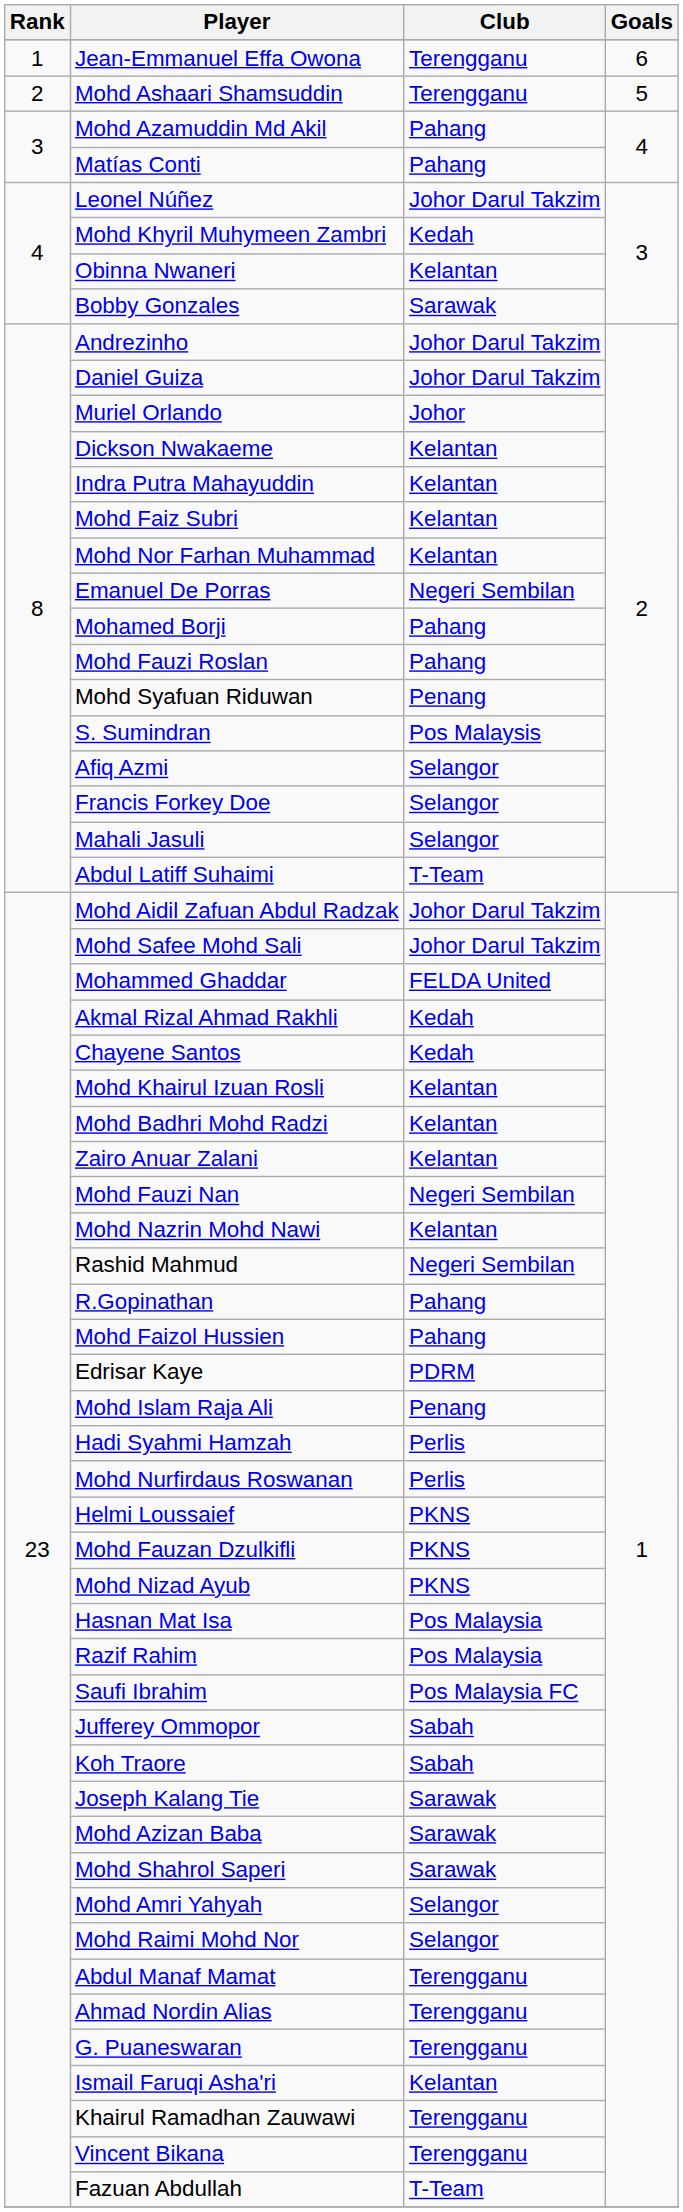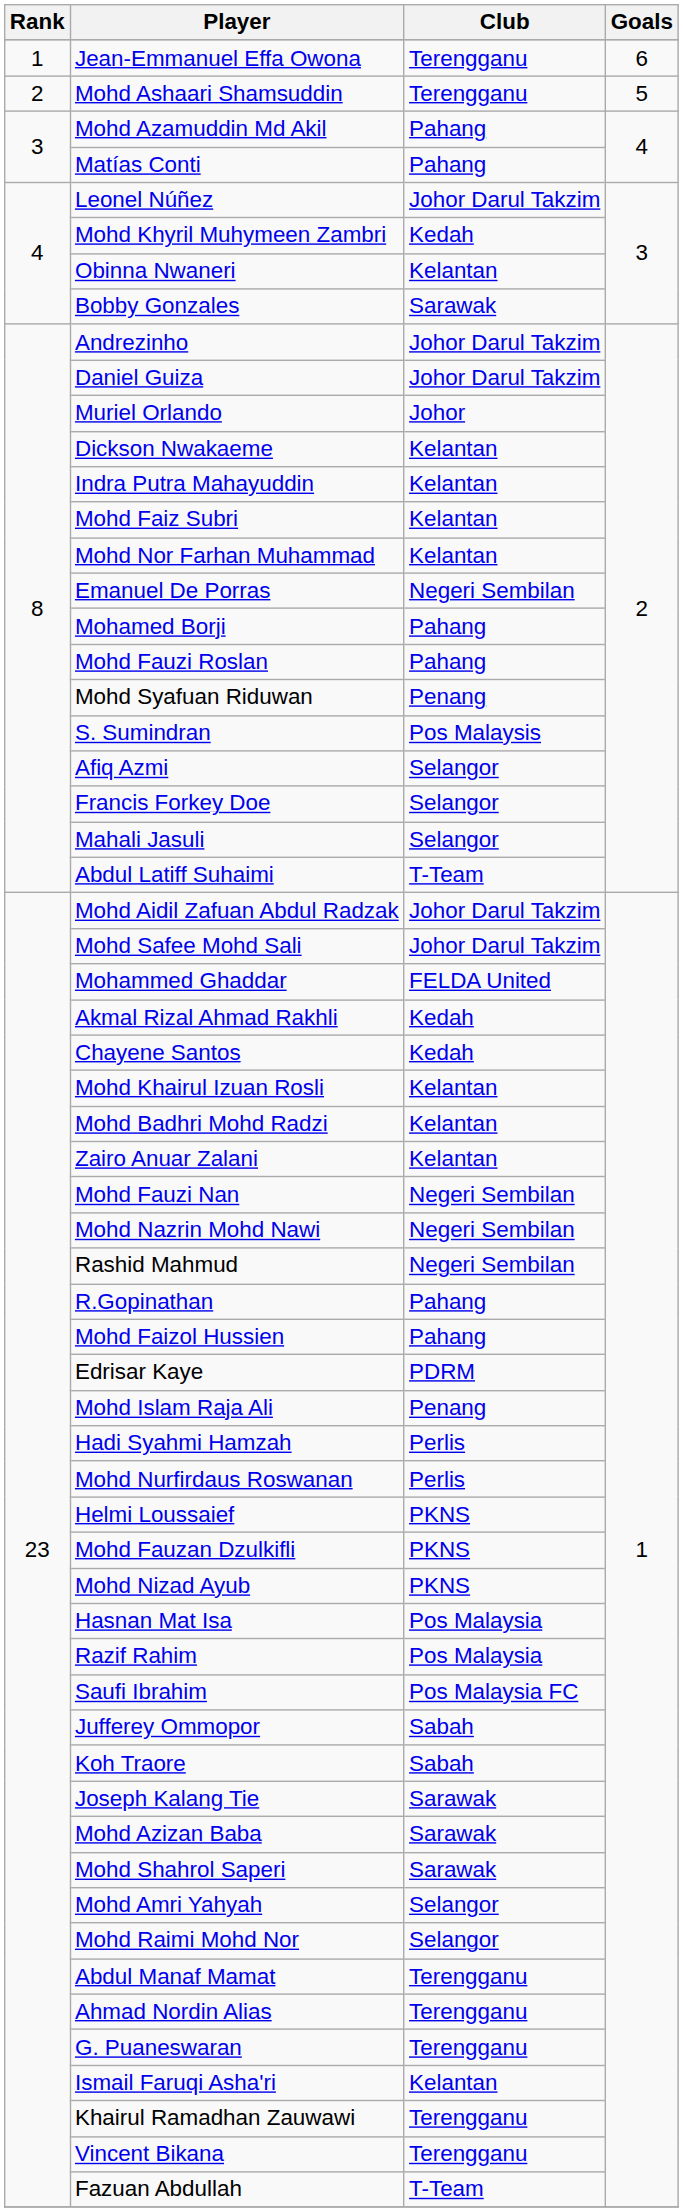(453, 1230) Kelantan -> (492, 1230) Negeri Sembilan
